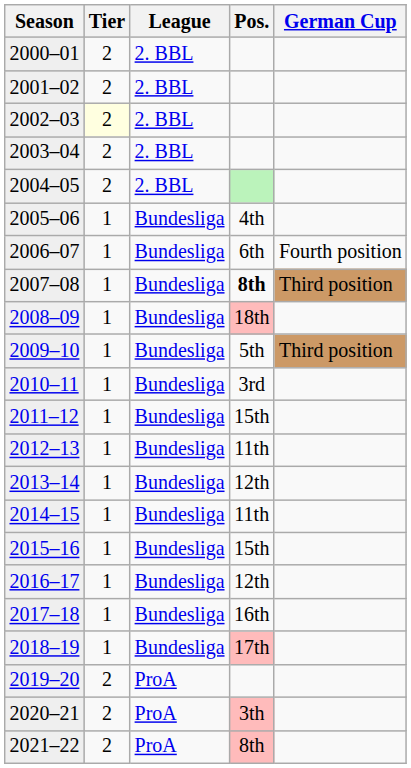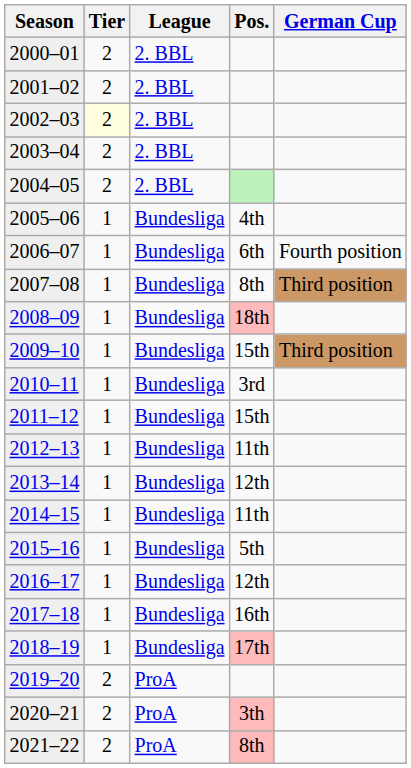(252, 284) bold -> (252, 284) normal
(252, 350) 5th -> (252, 350) 15th
(252, 548) 15th -> (252, 548) 5th
